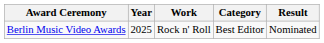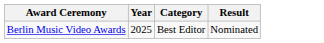- column: (184, 13)
